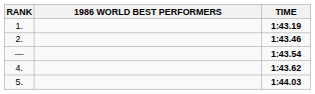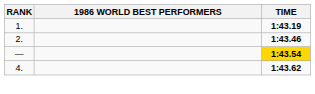(286, 54) no background -> (286, 54) gold background
- row: (19, 82)
